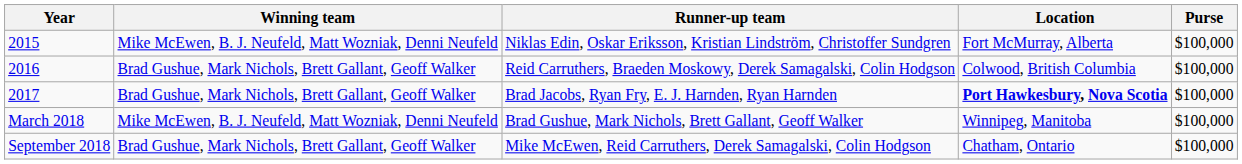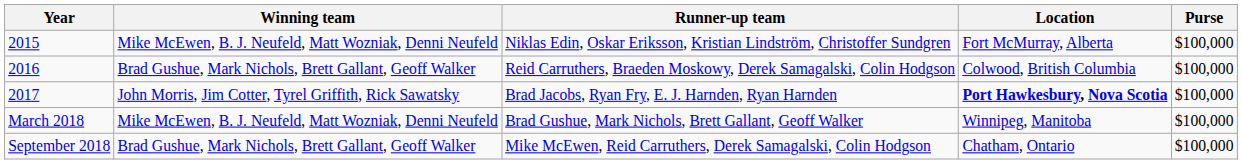(296, 95) Brad Gushue, Mark Nichols, Brett Gallant, Geoff Walker -> (288, 95) John Morris, Jim Cotter, Tyrel Griffith, Rick Sawatsky
